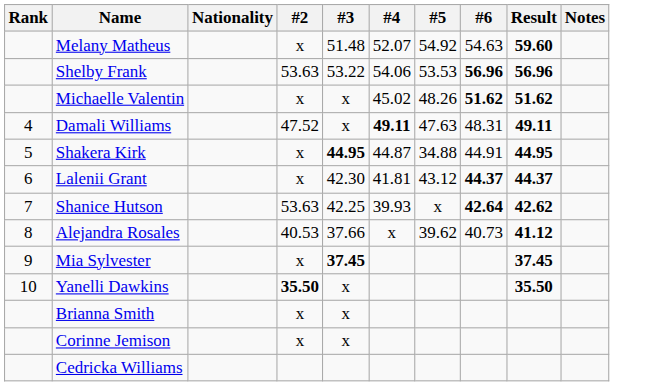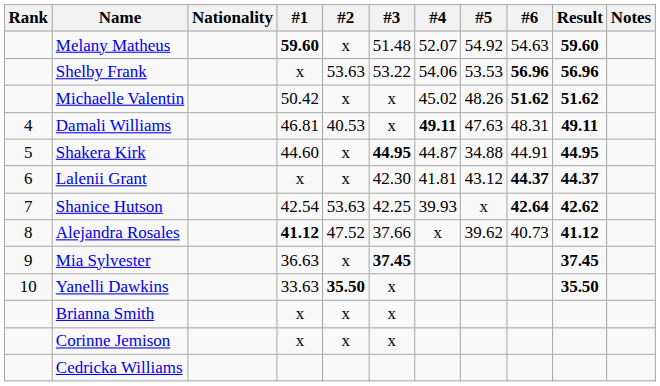+ column: (300, 17)
(300, 125) 47.52 -> (346, 125) 40.53
(300, 233) 40.53 -> (346, 233) 47.52
